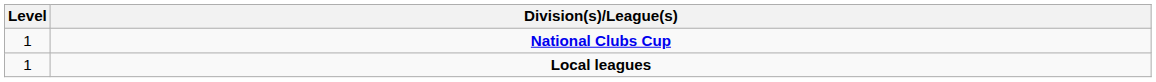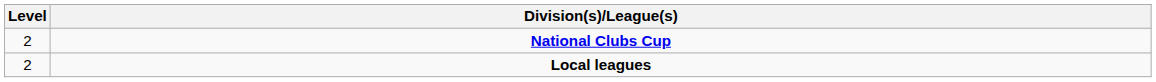(27, 40) 1 -> (27, 40) 2
(27, 64) 1 -> (27, 64) 2
